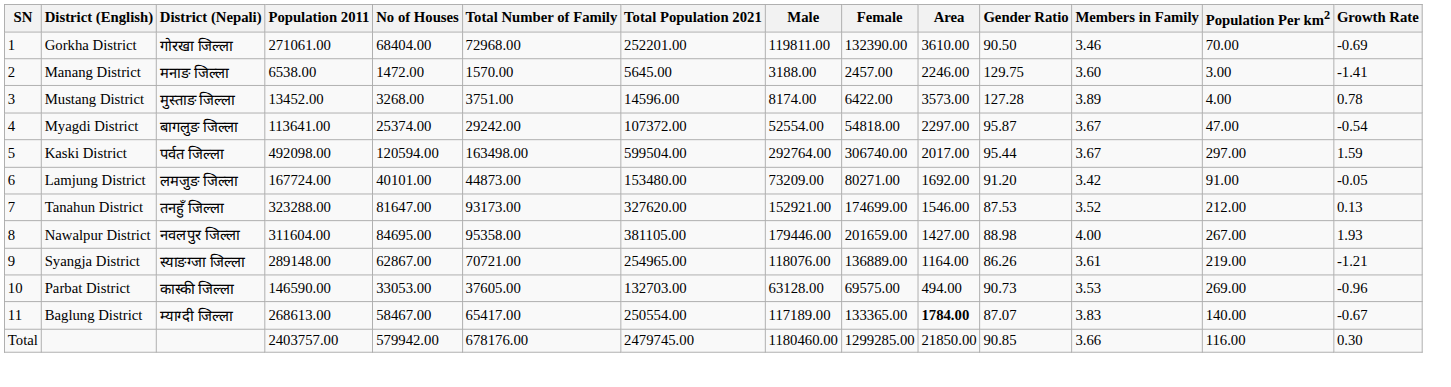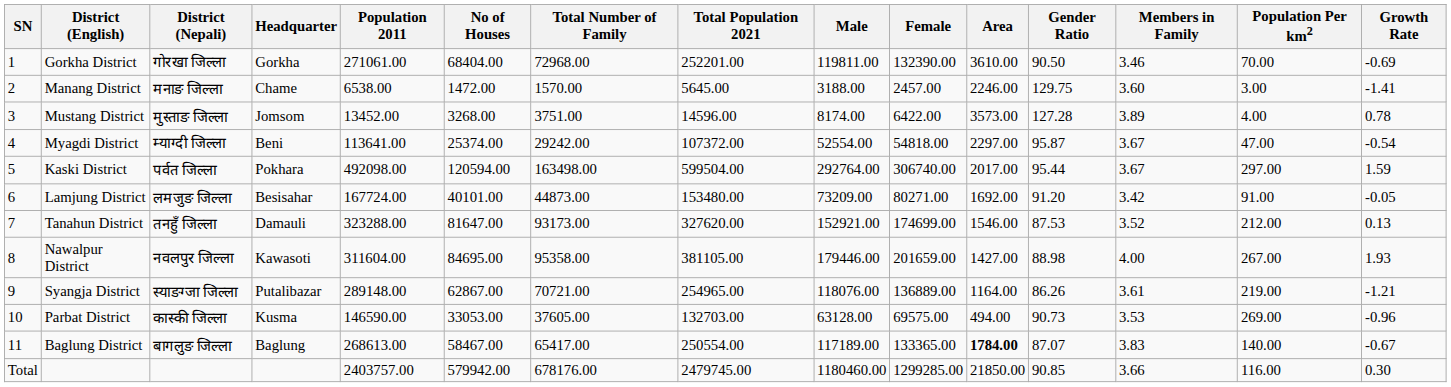+ column: (296, 26)
(199, 127) बागलुङ जिल्ला -> (190, 143) म्याग्दी जिल्ला
(196, 316) म्याग्दी जिल्ला -> (192, 345) बागलुङ जिल्ला
